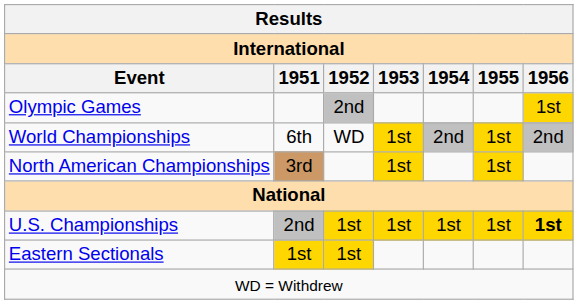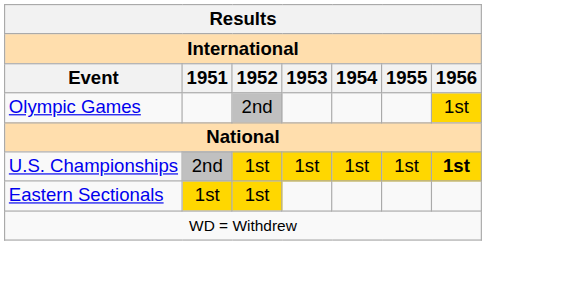- row: (99, 136)
- row: (139, 166)
